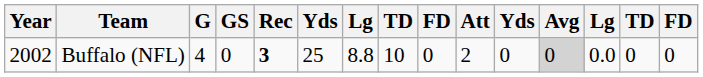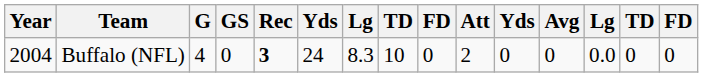(31, 54) 2002 -> (31, 54) 2004
(313, 54) 25 -> (313, 54) 24
(361, 54) 8.8 -> (361, 54) 8.3
(550, 54) lightgrey background -> (550, 54) no background
